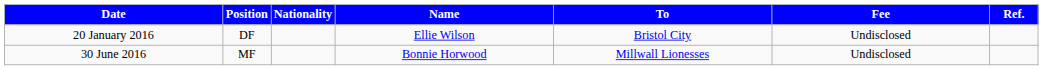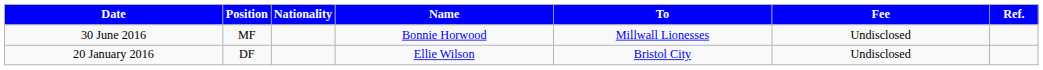rows swapped: (114, 35) <-> (114, 55)
